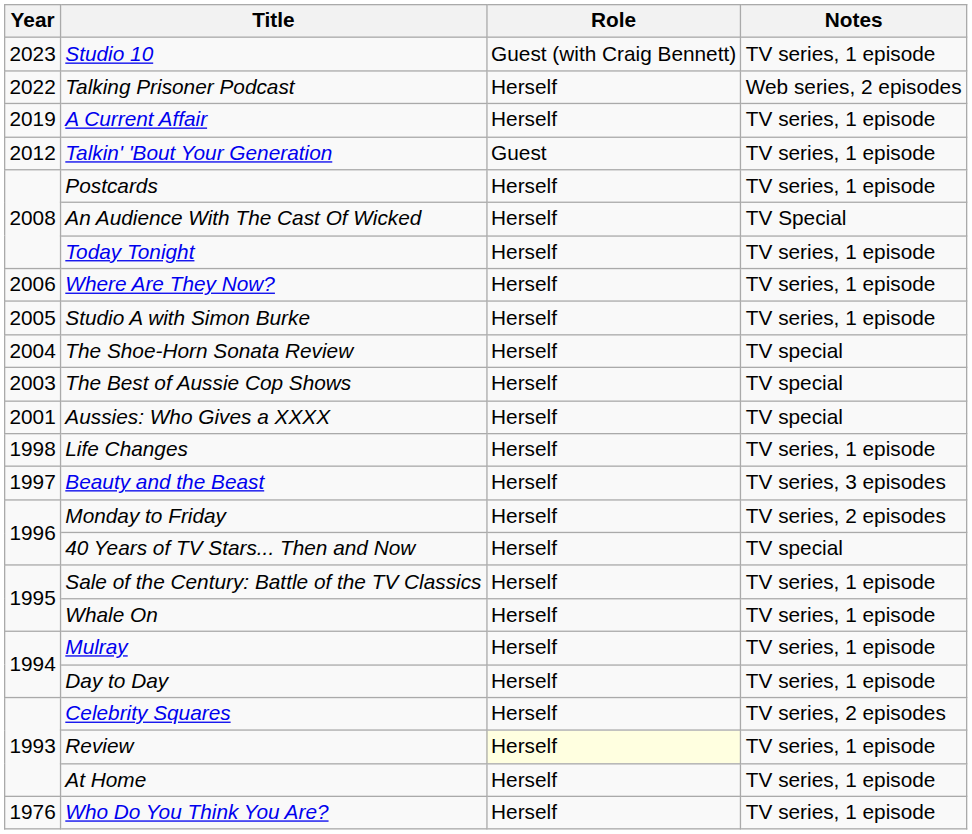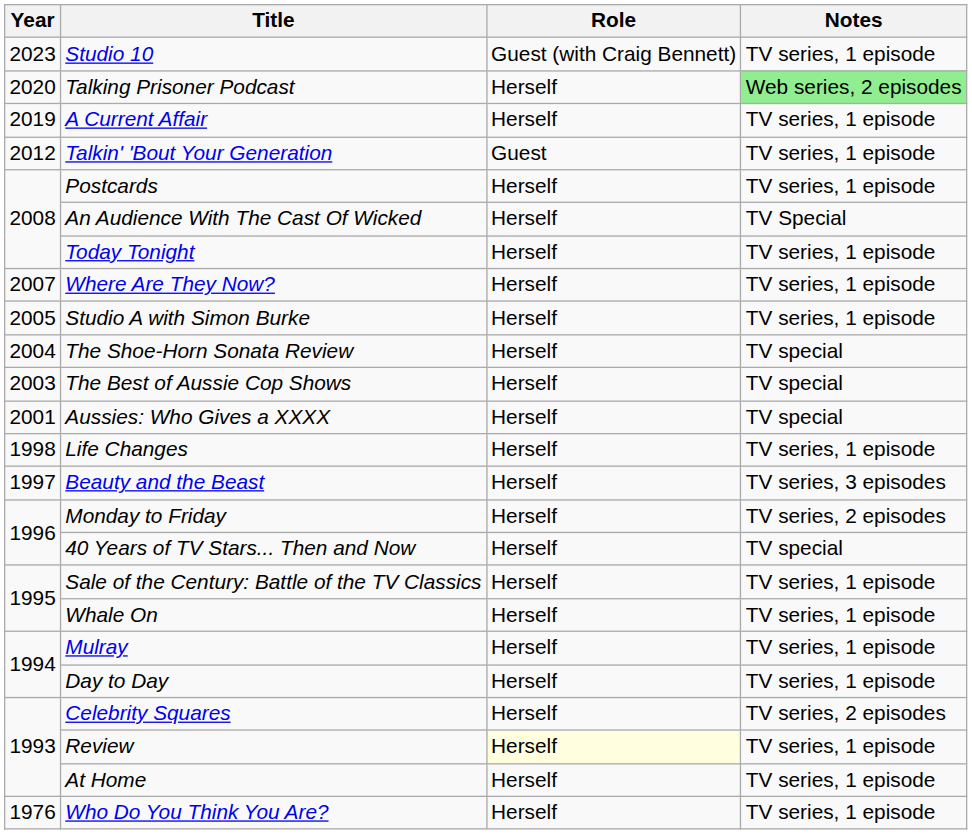(33, 86) 2022 -> (33, 86) 2020
(854, 86) no background -> (854, 86) lightgreen background
(33, 284) 2006 -> (33, 284) 2007
